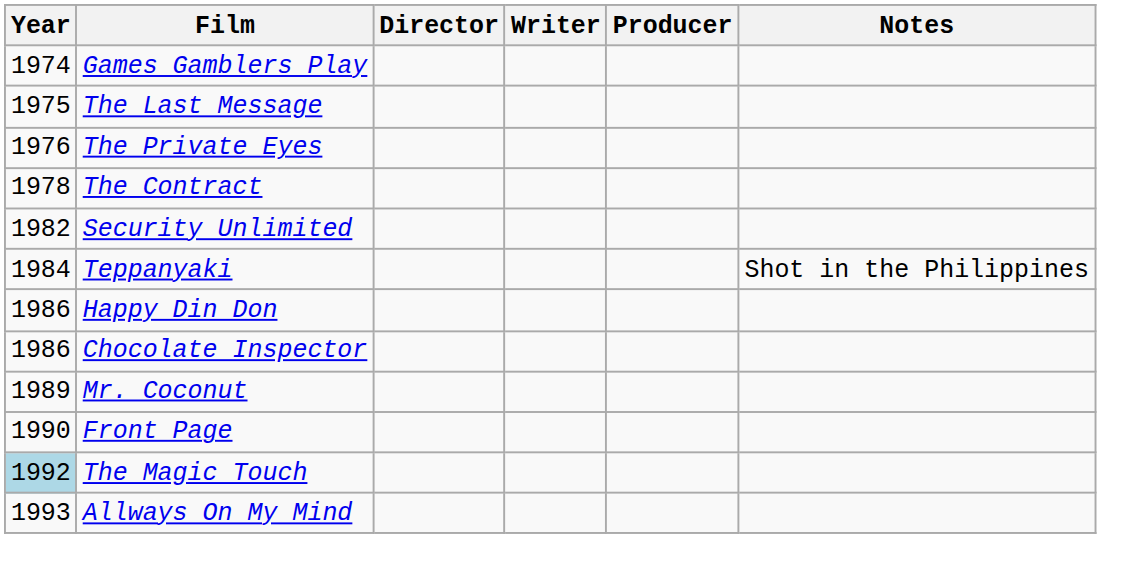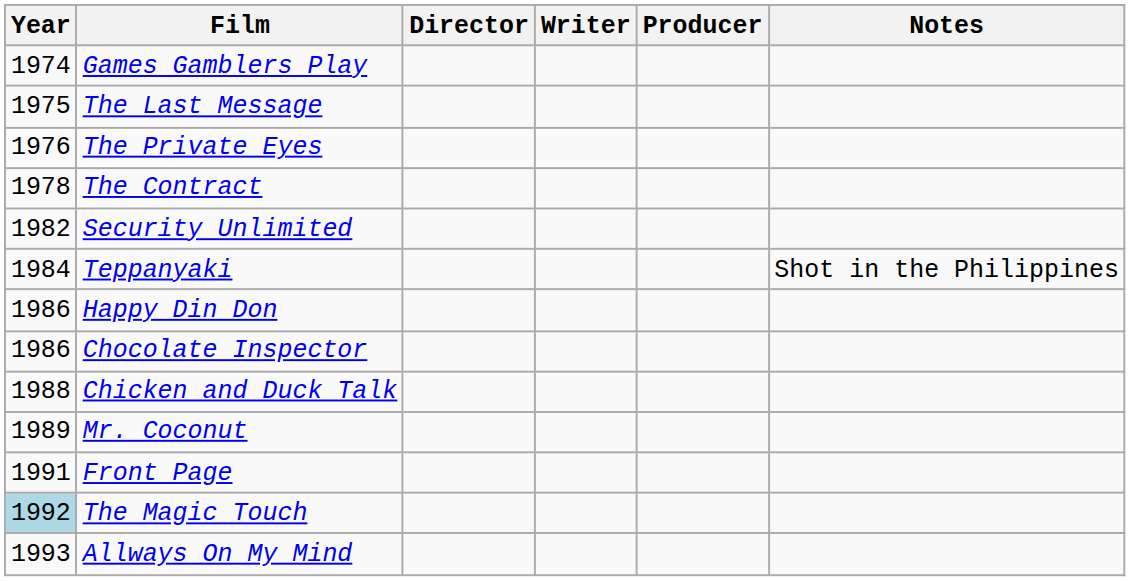+ row: (240, 391)
(41, 432) 1990 -> (41, 473) 1991
